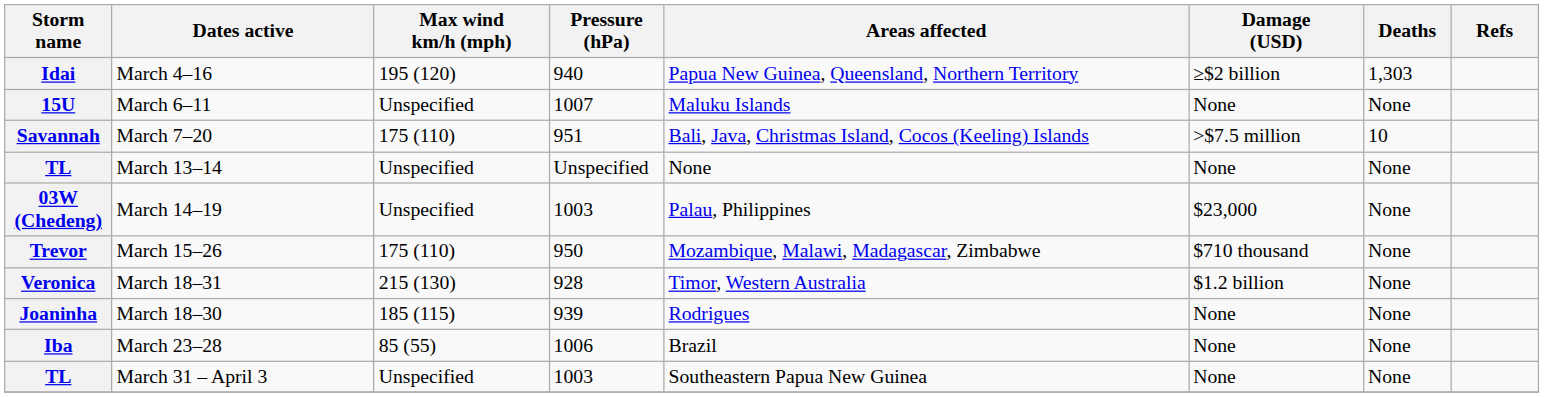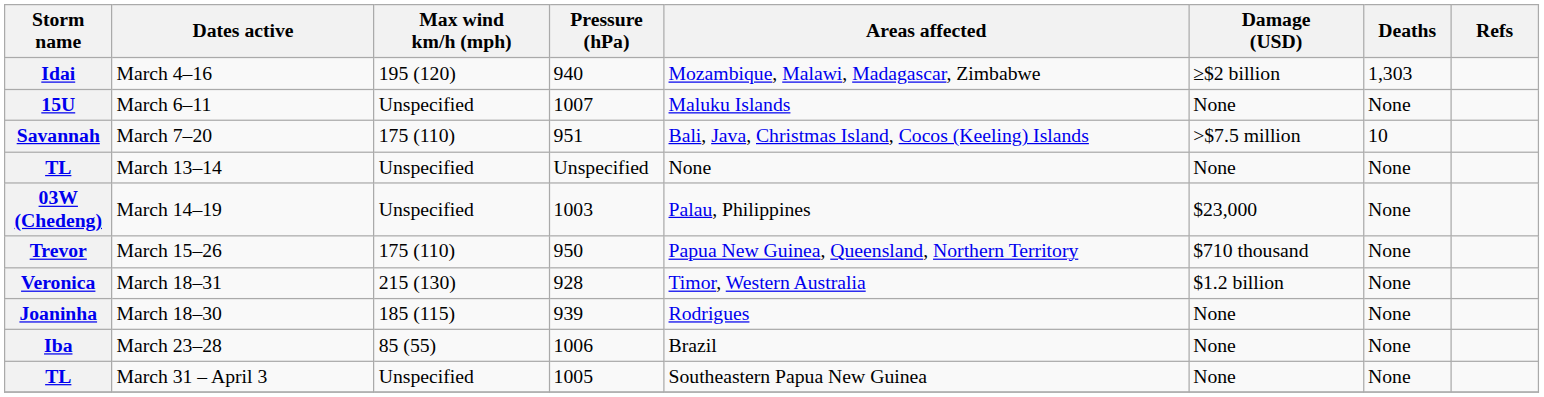(873, 73) Papua New Guinea, Queensland, Northern Territory -> (854, 73) Mozambique, Malawi, Madagascar, Zimbabwe
(854, 251) Mozambique, Malawi, Madagascar, Zimbabwe -> (873, 251) Papua New Guinea, Queensland, Northern Territory
(573, 376) 1003 -> (573, 376) 1005
